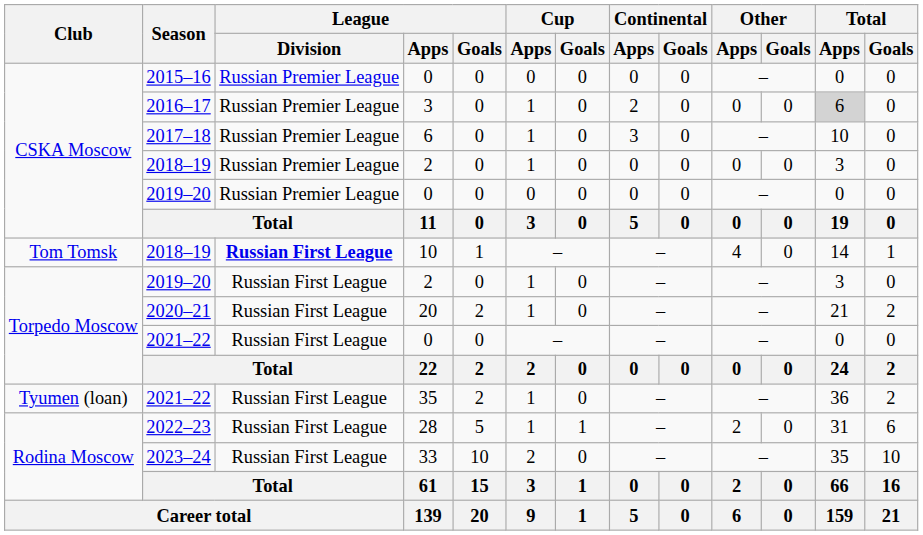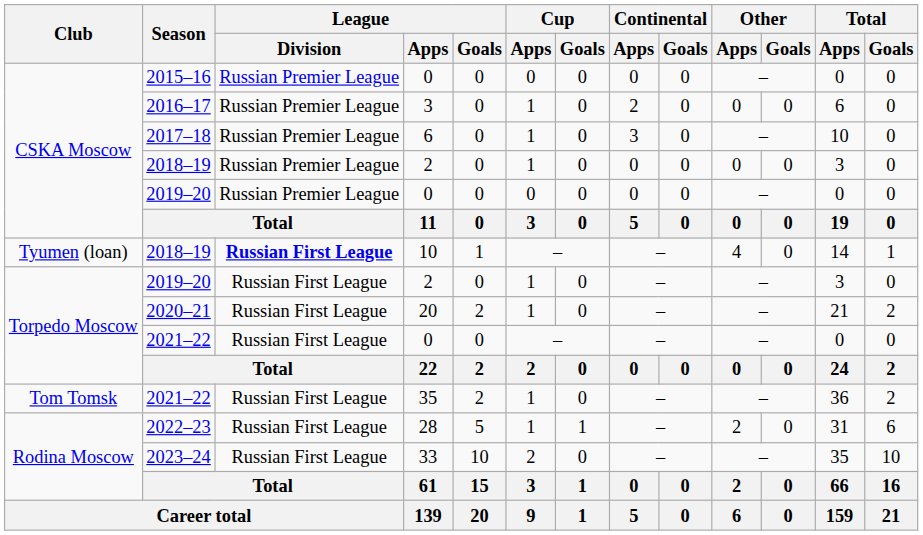(839, 106) lightgrey background -> (839, 106) no background
(73, 252) Tom Tomsk -> (73, 252) Tyumen (loan)
(73, 398) Tyumen (loan) -> (73, 398) Tom Tomsk
